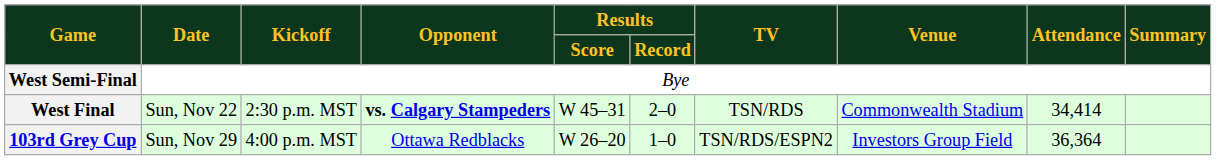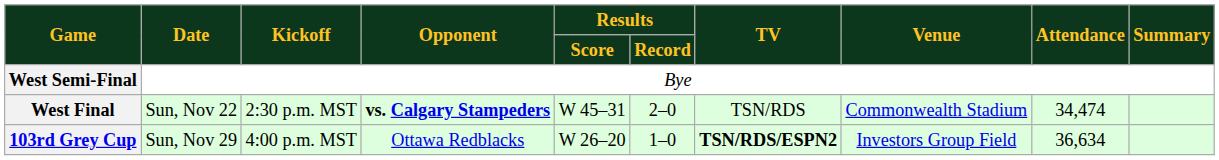(1076, 109) 34,414 -> (1080, 109) 34,474
(766, 140) normal -> (768, 140) bold
(1076, 140) 36,364 -> (1080, 140) 36,634
